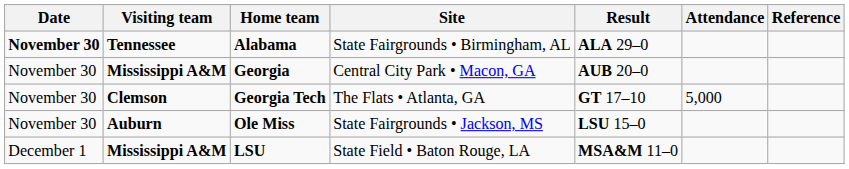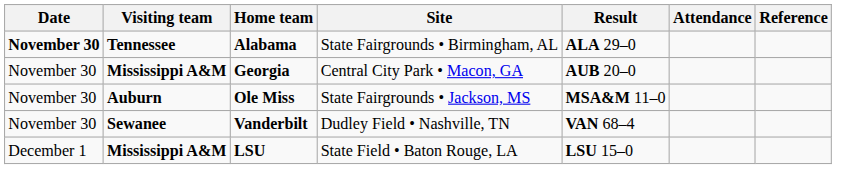- row: (280, 97)
(612, 124) LSU 15–0 -> (616, 97) MSA&M 11–0
+ row: (271, 124)
(628, 150) MSA&M 11–0 -> (599, 150) LSU 15–0
